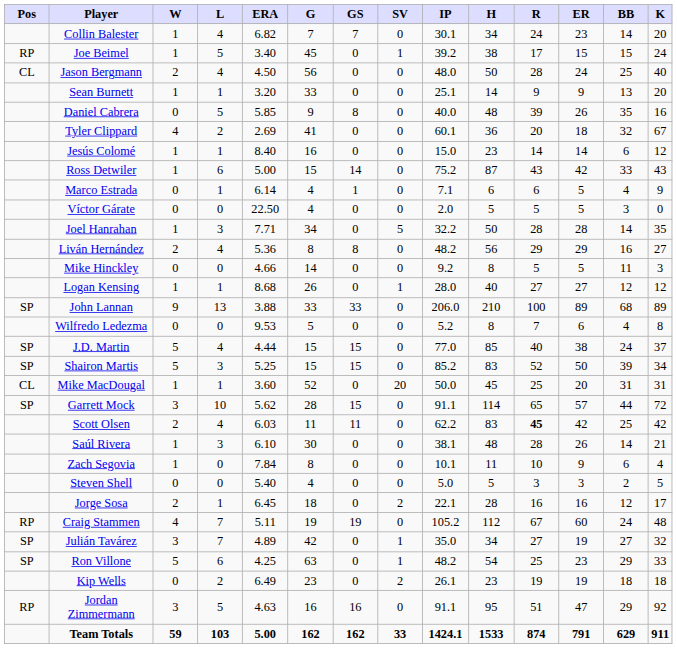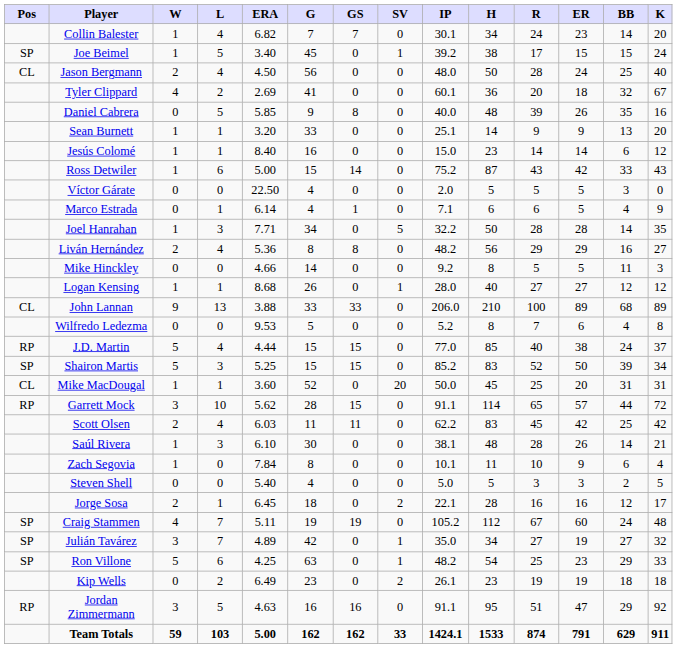(27, 53) RP -> (27, 53) SP
rows swapped: (101, 92) <-> (101, 131)
rows swapped: (101, 190) <-> (101, 209)
(27, 307) SP -> (27, 307) CL
(27, 346) SP -> (27, 346) RP
(27, 405) SP -> (27, 405) RP
(536, 424) bold -> (536, 424) normal
(27, 522) RP -> (27, 522) SP
